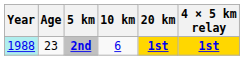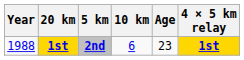columns swapped: (51, 21) <-> (158, 21)
(21, 46) paleturquoise background -> (21, 46) no background
